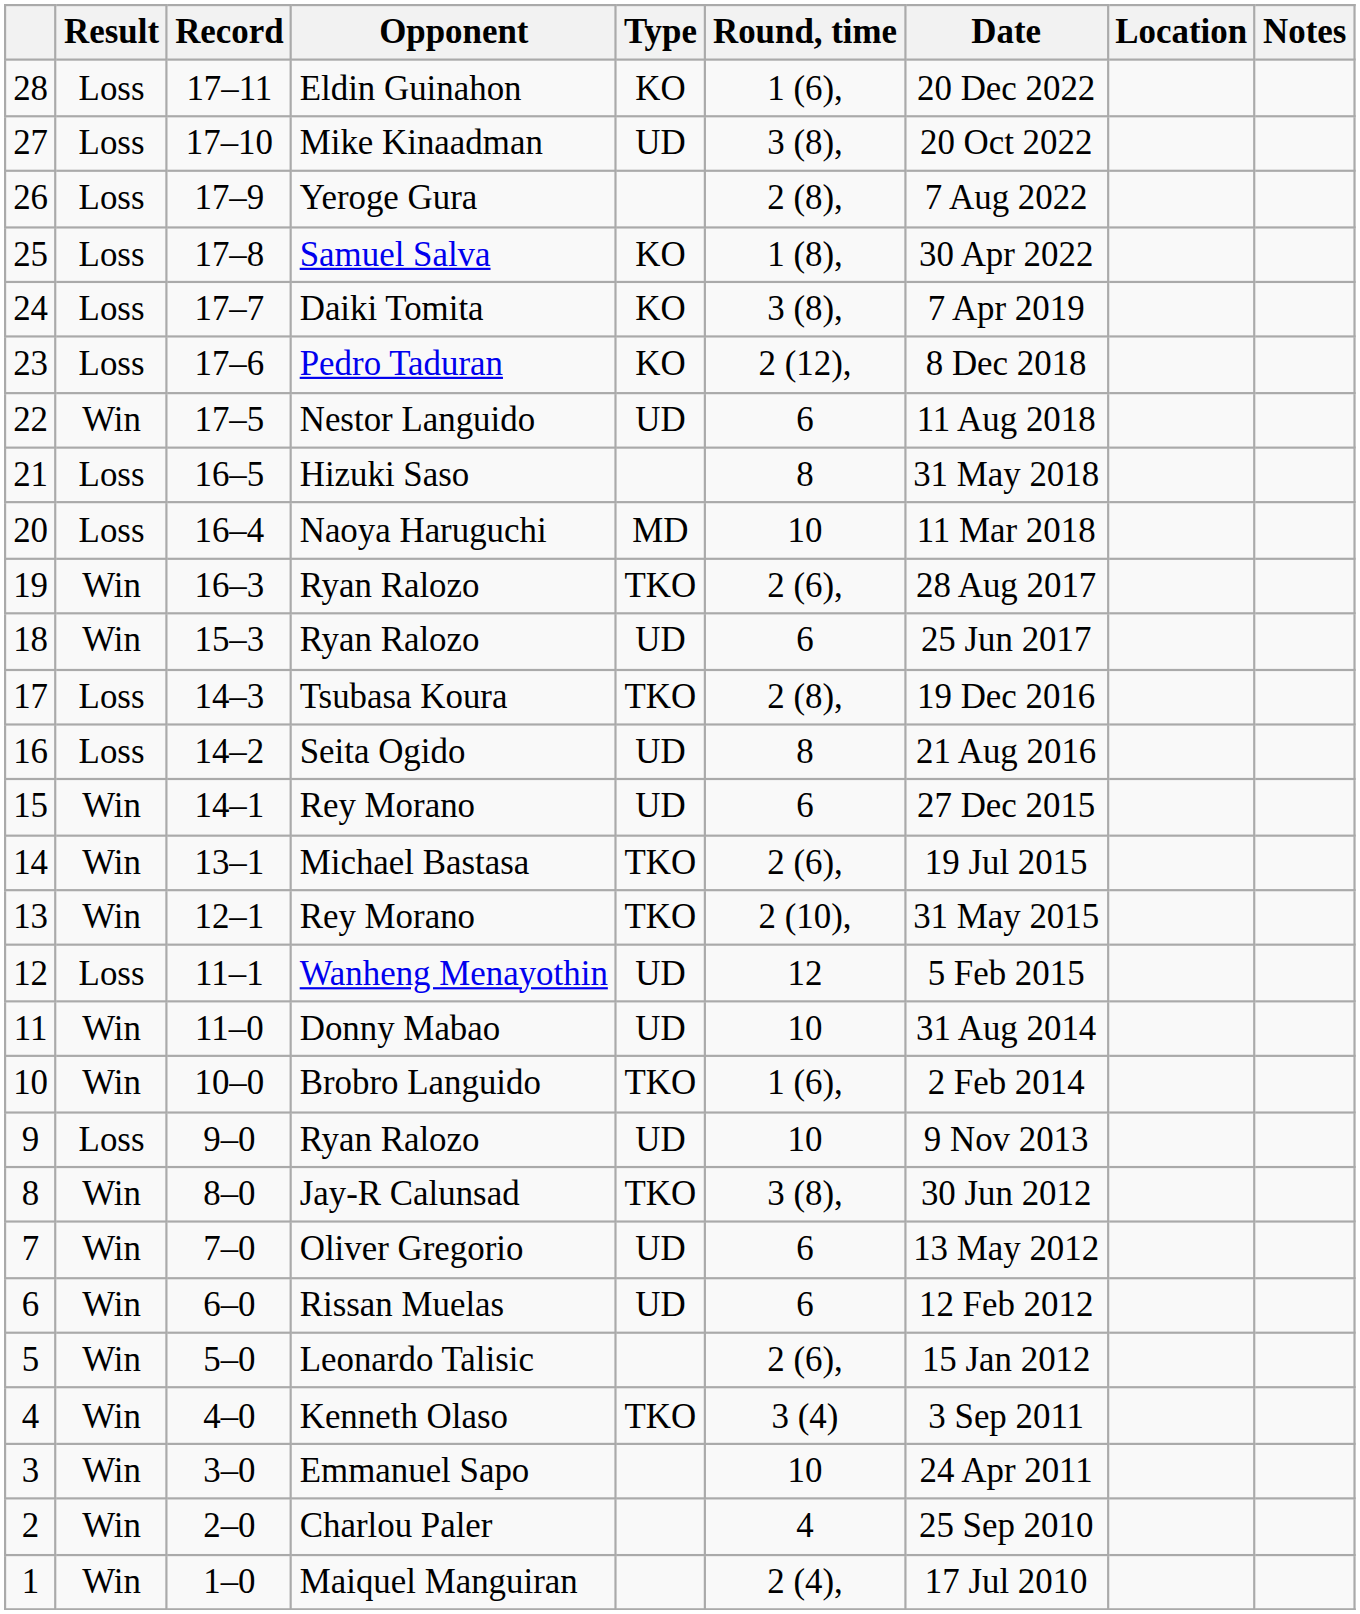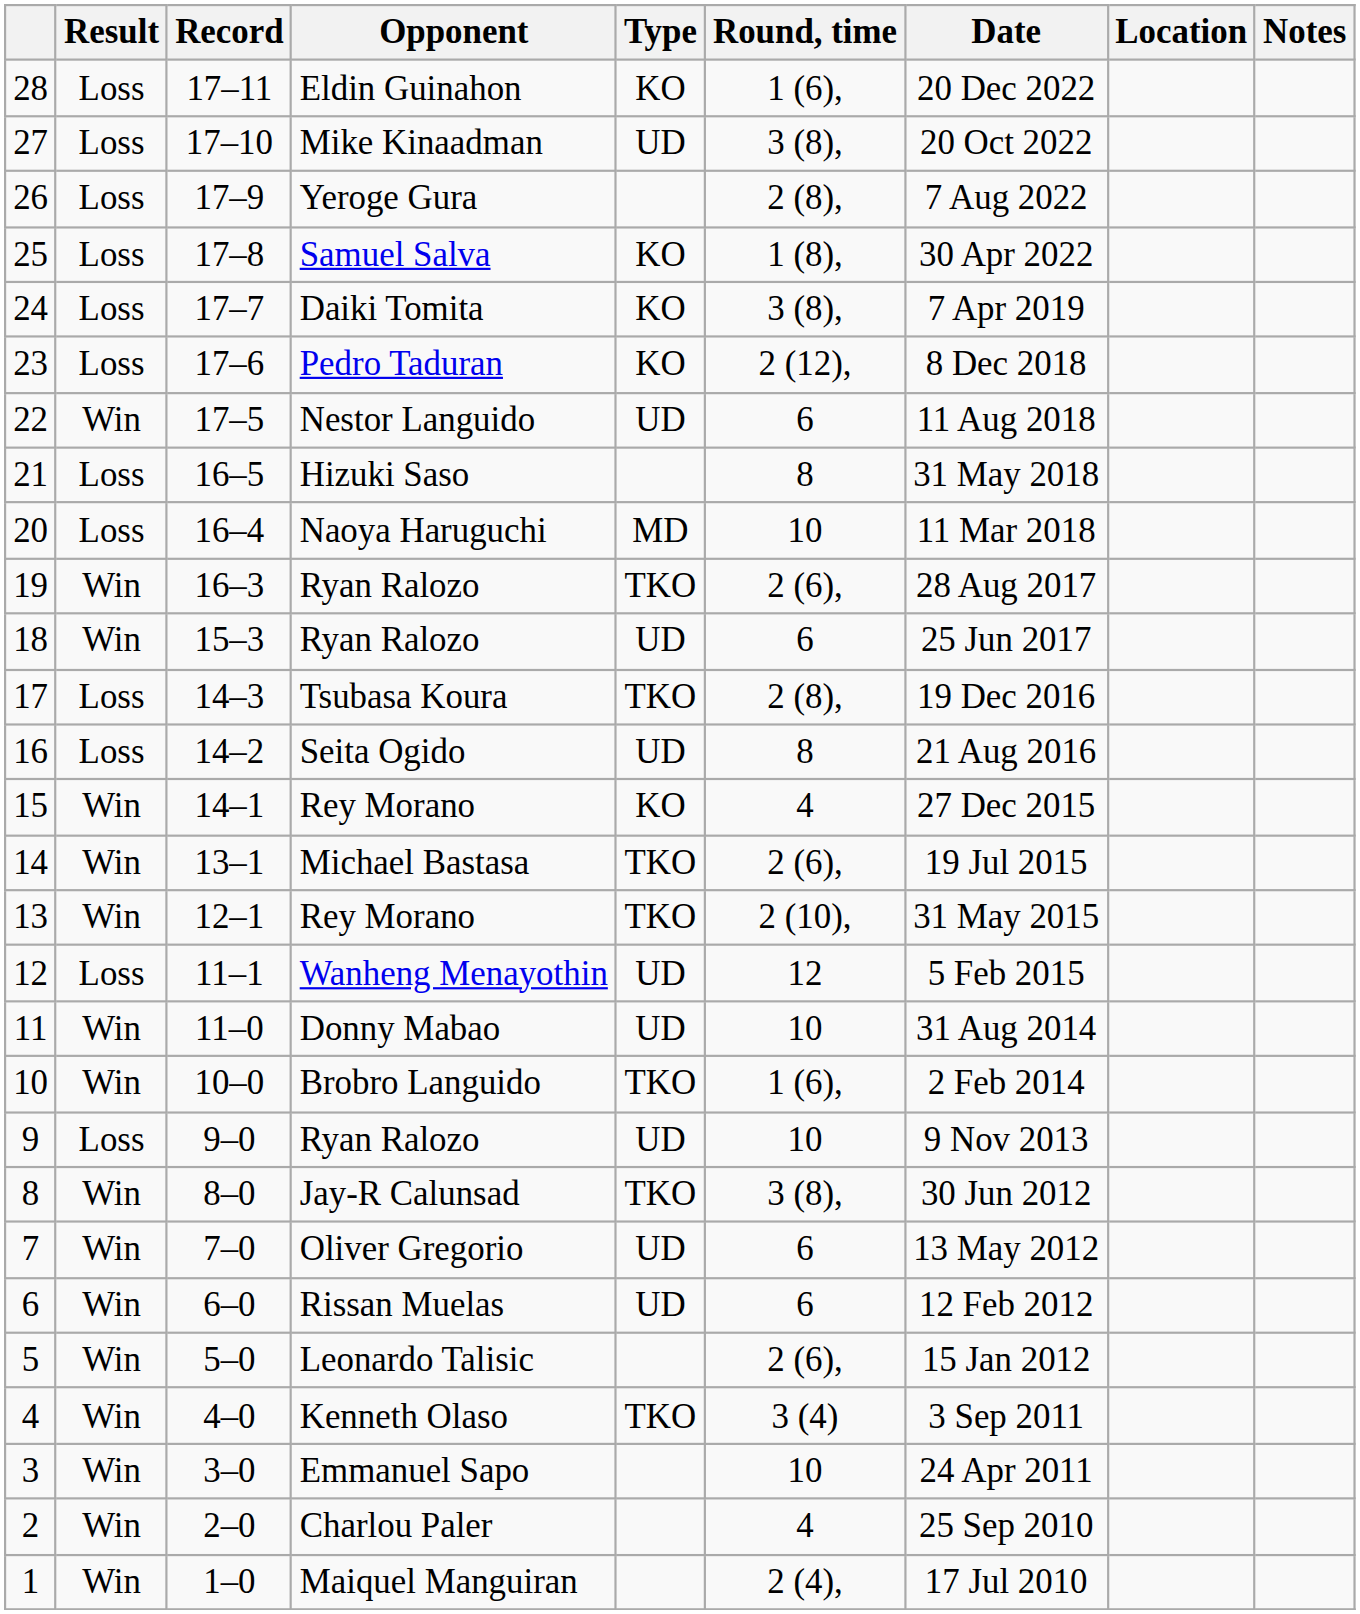(660, 806) UD -> (660, 806) KO
(805, 806) 6 -> (805, 806) 4
